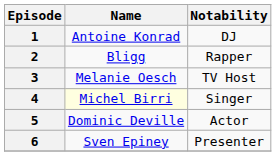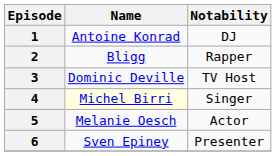(126, 78) Melanie Oesch -> (126, 78) Dominic Deville
(126, 120) Dominic Deville -> (126, 120) Melanie Oesch
